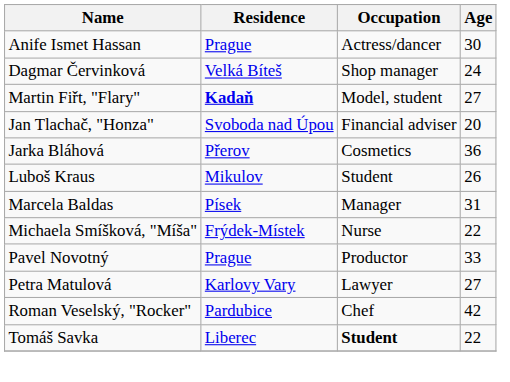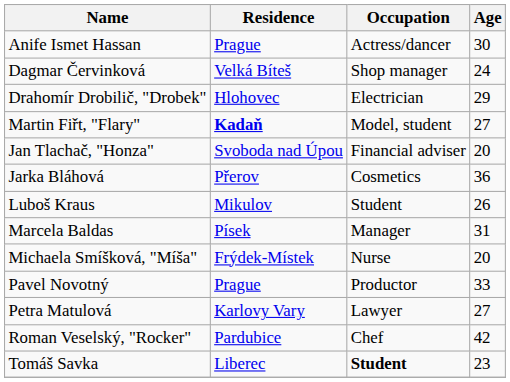+ row: (107, 97)
(473, 230) 22 -> (482, 257) 20
(473, 337) 22 -> (482, 364) 23
